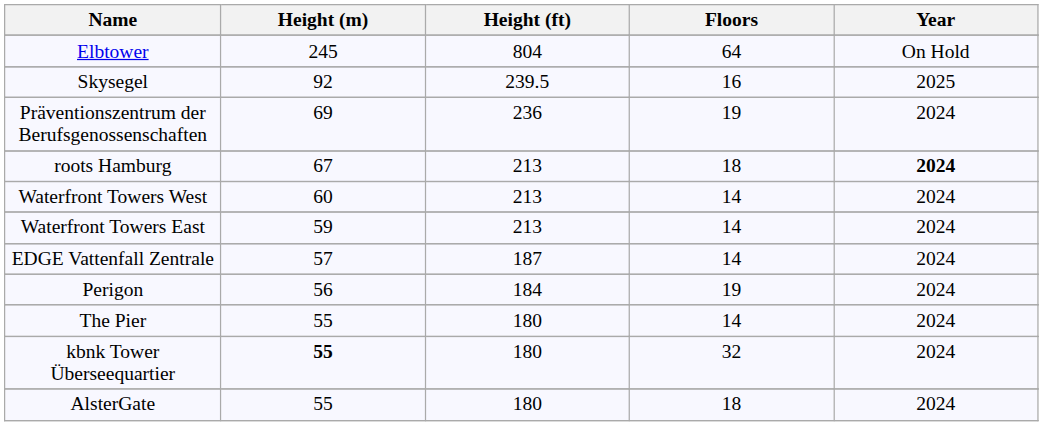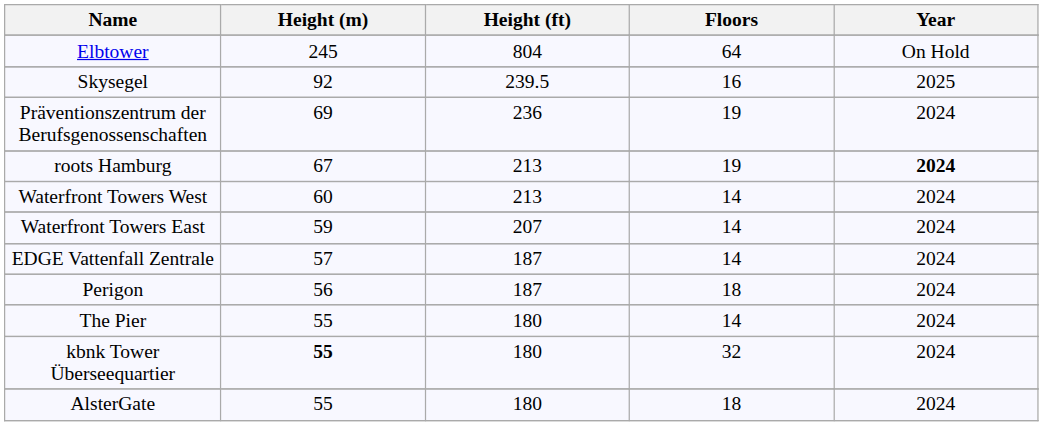(732, 165) 18 -> (732, 165) 19
(527, 227) 213 -> (527, 227) 207
(527, 289) 184 -> (527, 289) 187
(732, 289) 19 -> (732, 289) 18
